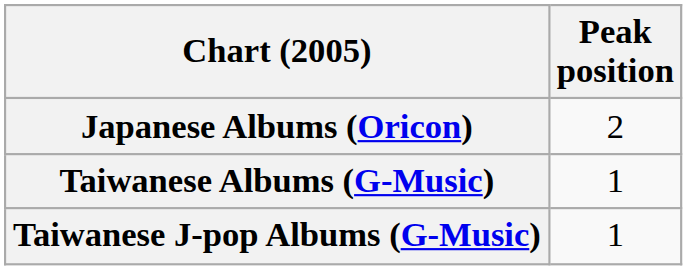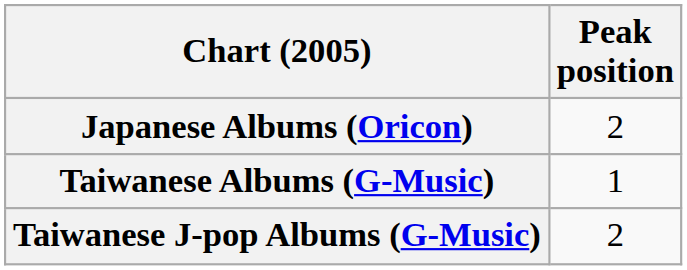(615, 235) 1 -> (615, 235) 2
